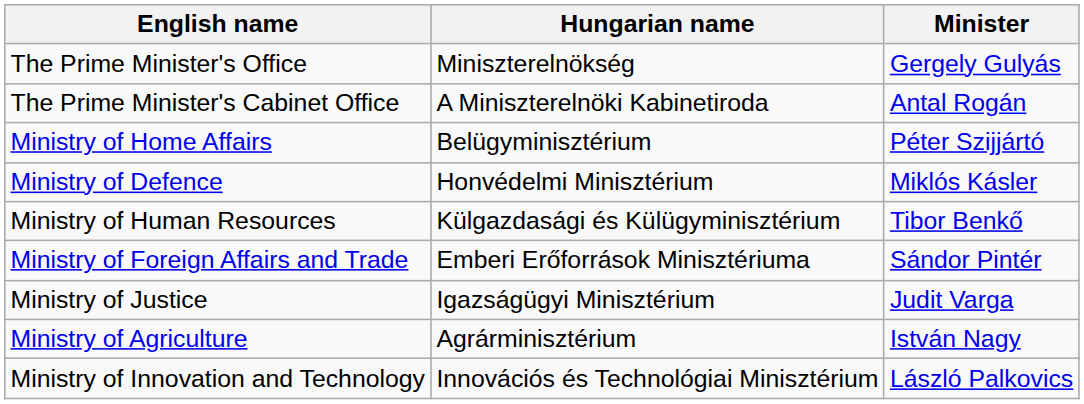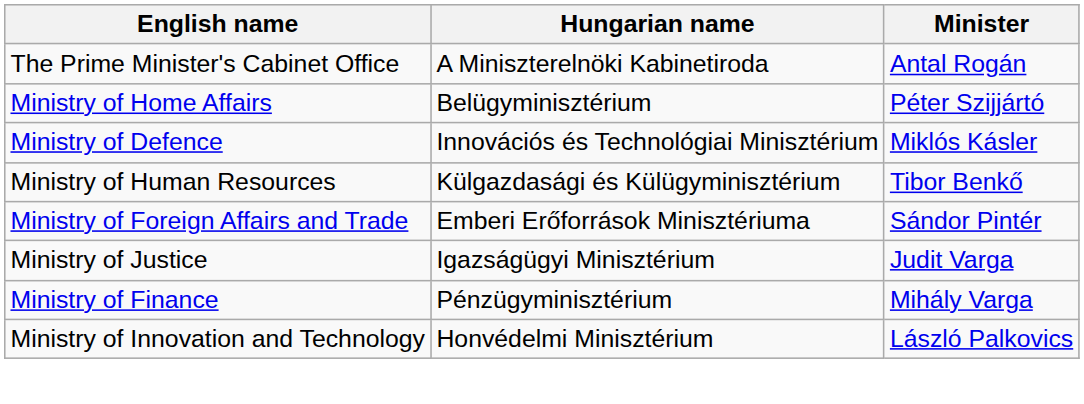- row: (159, 63)
(575, 181) Honvédelmi Minisztérium -> (657, 142) Innovációs és Technológiai Minisztérium
+ row: (115, 299)
- row: (129, 338)
(657, 378) Innovációs és Technológiai Minisztérium -> (575, 338) Honvédelmi Minisztérium
